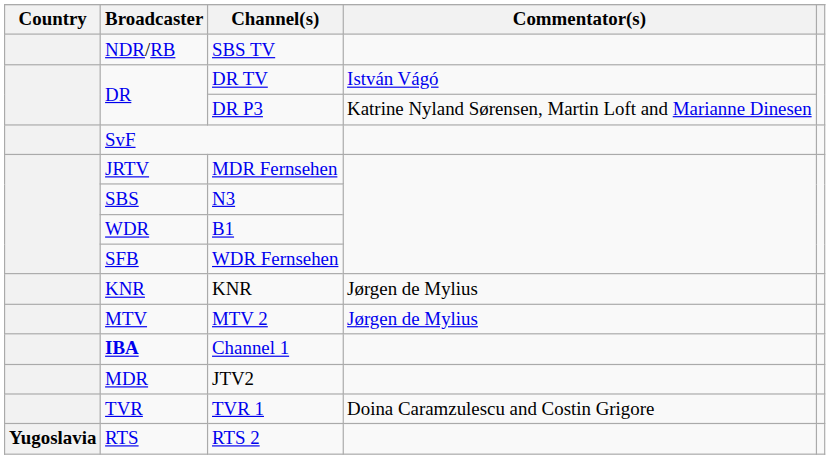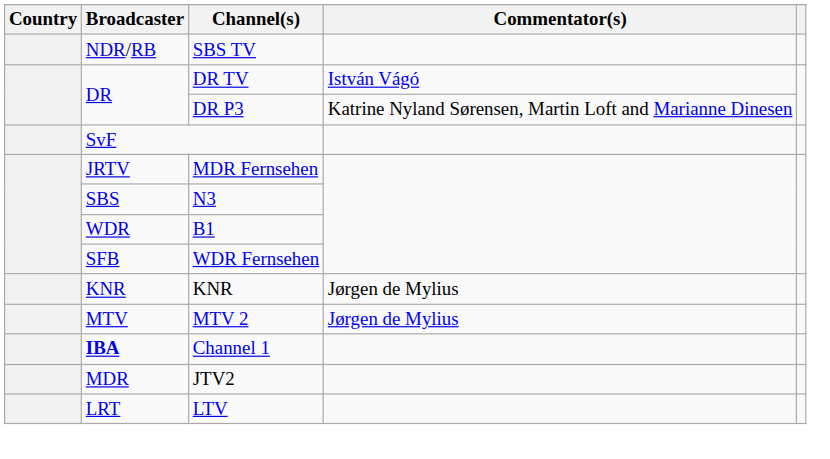+ row: (210, 408)
- row: (238, 408)
- row: (236, 438)
